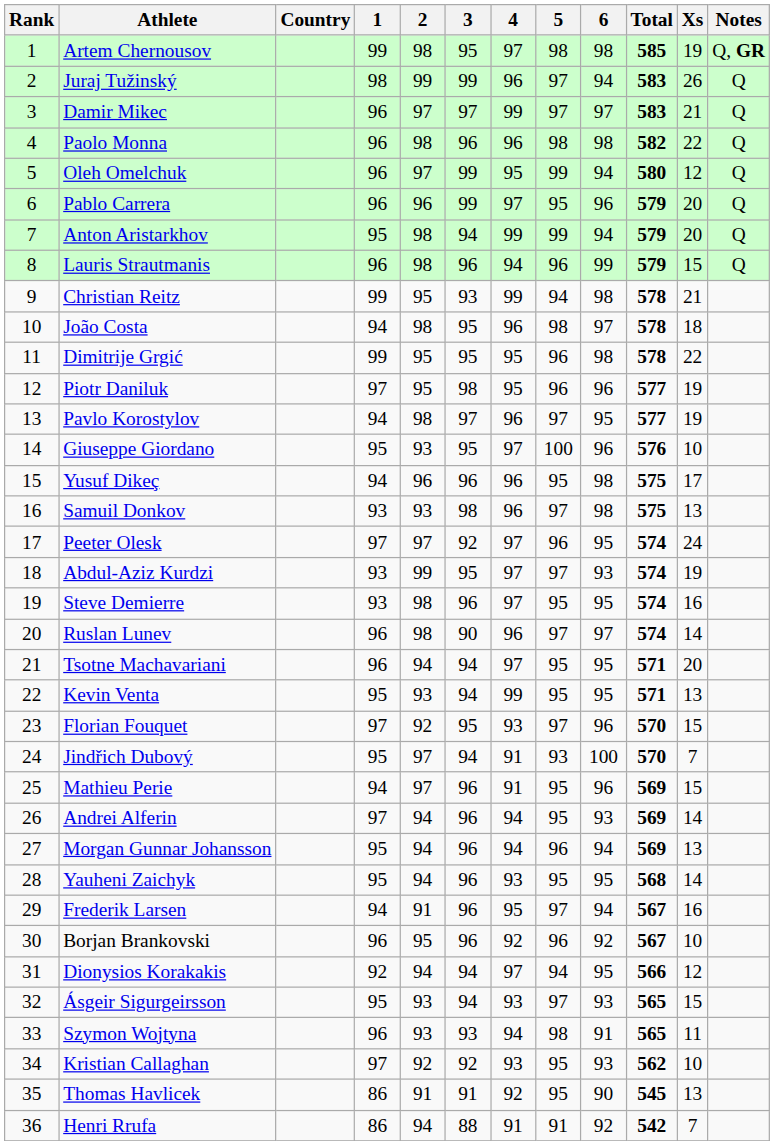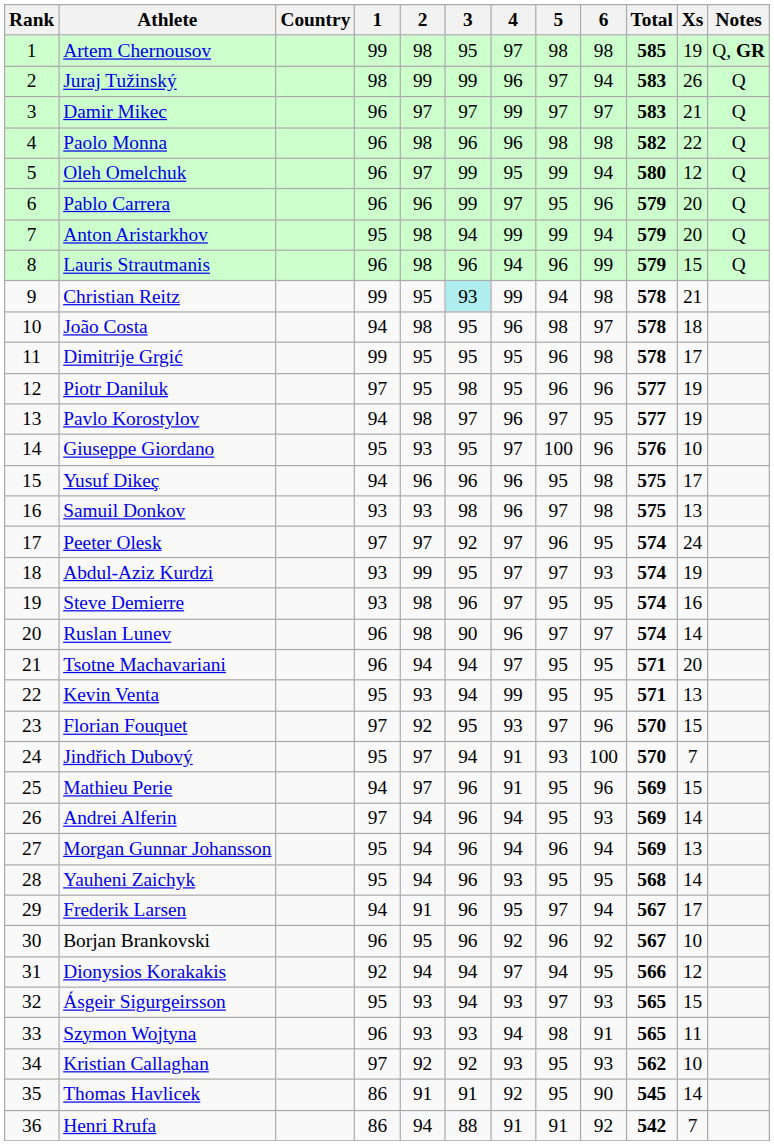(468, 296) no background -> (468, 296) paleturquoise background
(693, 357) 22 -> (693, 357) 17
(693, 910) 16 -> (693, 910) 17
(693, 1094) 13 -> (693, 1094) 14
